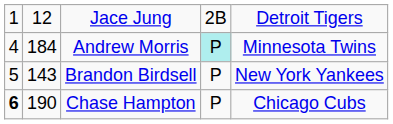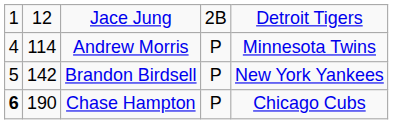(42, 47) 184 -> (42, 47) 114
(216, 47) paleturquoise background -> (216, 47) no background
(42, 75) 143 -> (42, 75) 142
